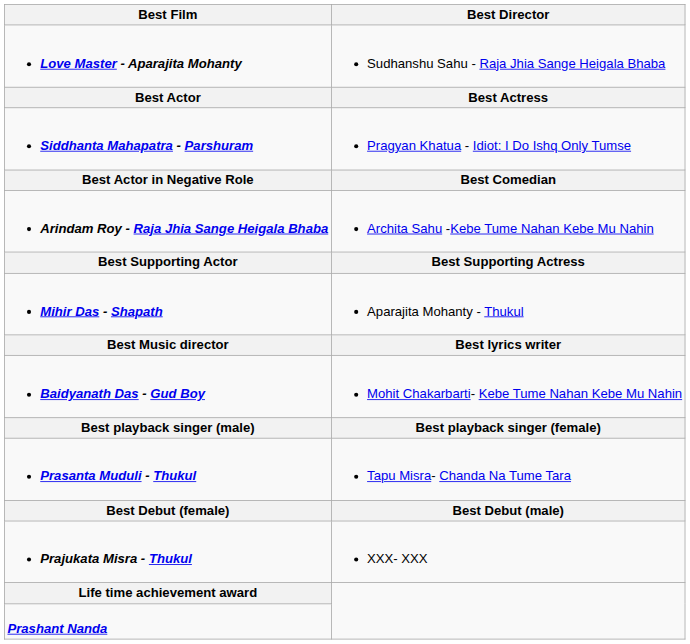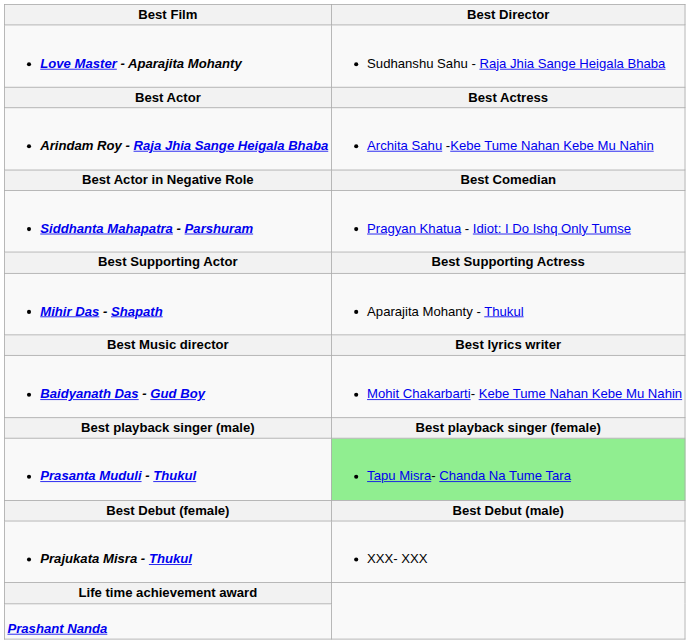rows swapped: (168, 229) <-> (168, 146)
(508, 477) no background -> (508, 477) lightgreen background
